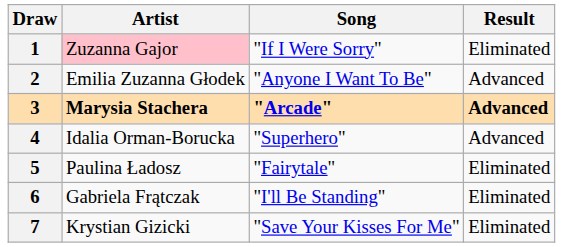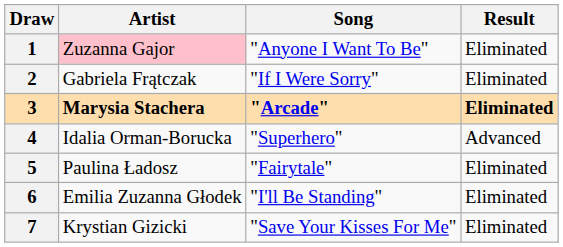(318, 49) "If I Were Sorry" -> (339, 49) "Anyone I Want To Be"
(155, 78) Emilia Zuzanna Głodek -> (130, 78) Gabriela Frątczak
(342, 78) "Anyone I Want To Be" -> (314, 78) "If I Were Sorry"
(506, 78) Advanced -> (506, 78) Eliminated
(508, 108) Advanced -> (509, 108) Eliminated
(133, 197) Gabriela Frątczak -> (152, 197) Emilia Zuzanna Głodek
